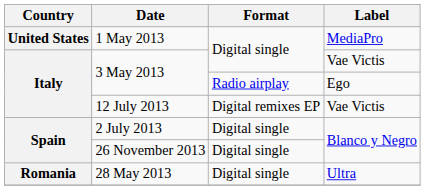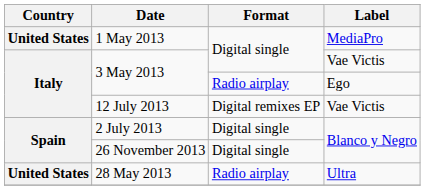(48, 173) Romania -> (48, 173) United States
(250, 173) Digital single -> (250, 173) Radio airplay
